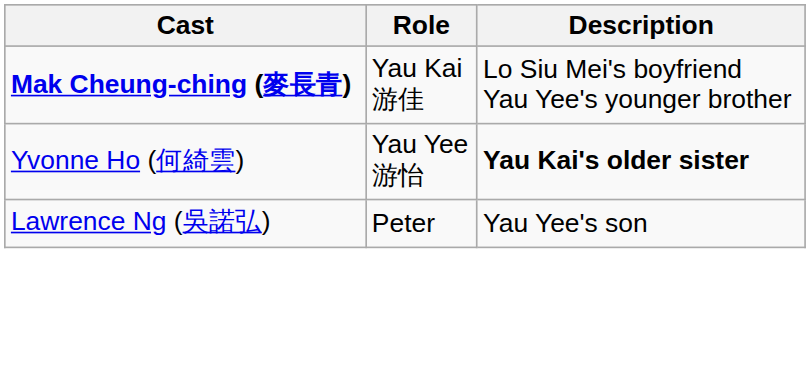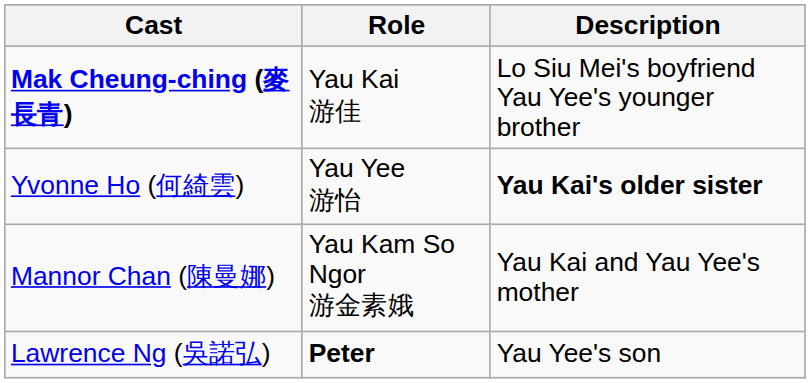+ row: (143, 276)
(403, 222) normal -> (342, 353) bold
